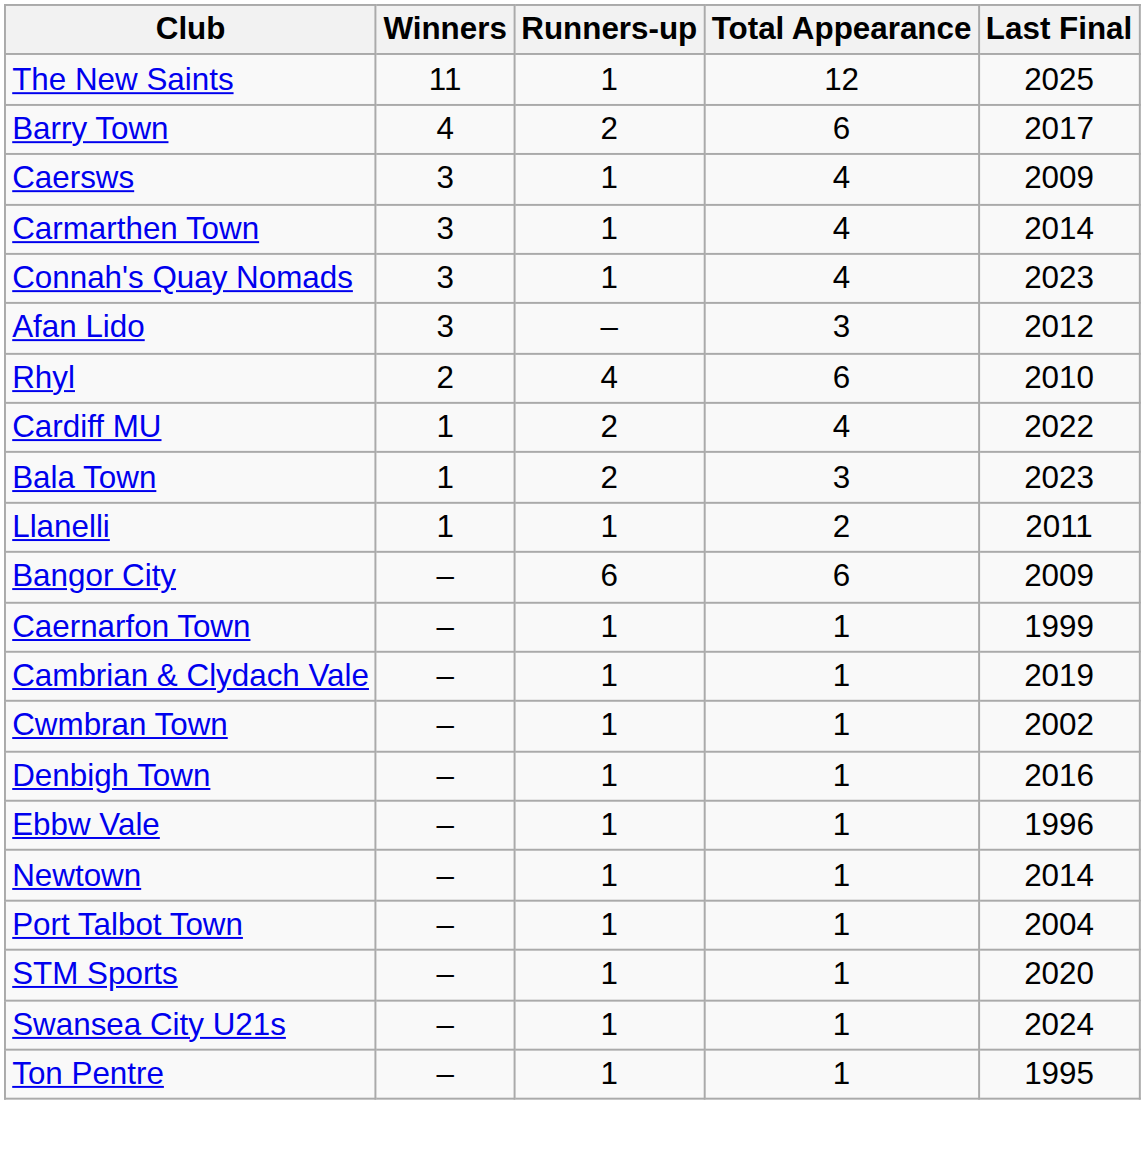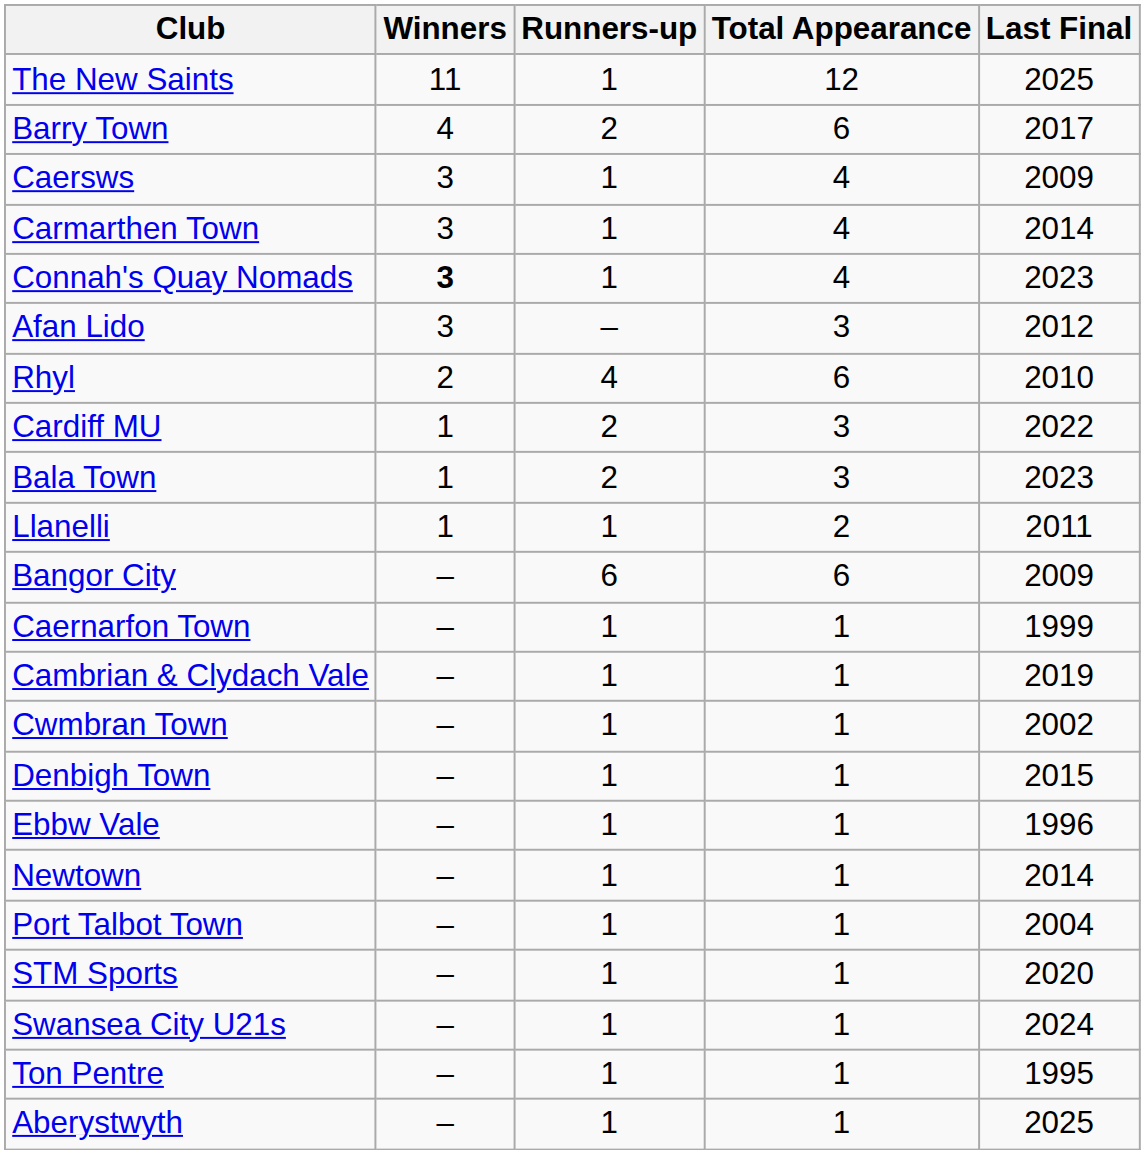(445, 278) normal -> (445, 278) bold
(842, 427) 4 -> (842, 427) 3
(1059, 775) 2016 -> (1059, 775) 2015
+ row: (98, 1123)
